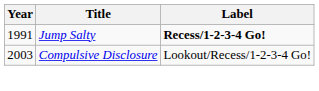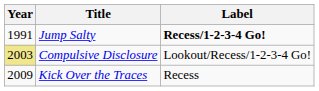(20, 55) no background -> (20, 55) khaki background
+ row: (93, 75)
